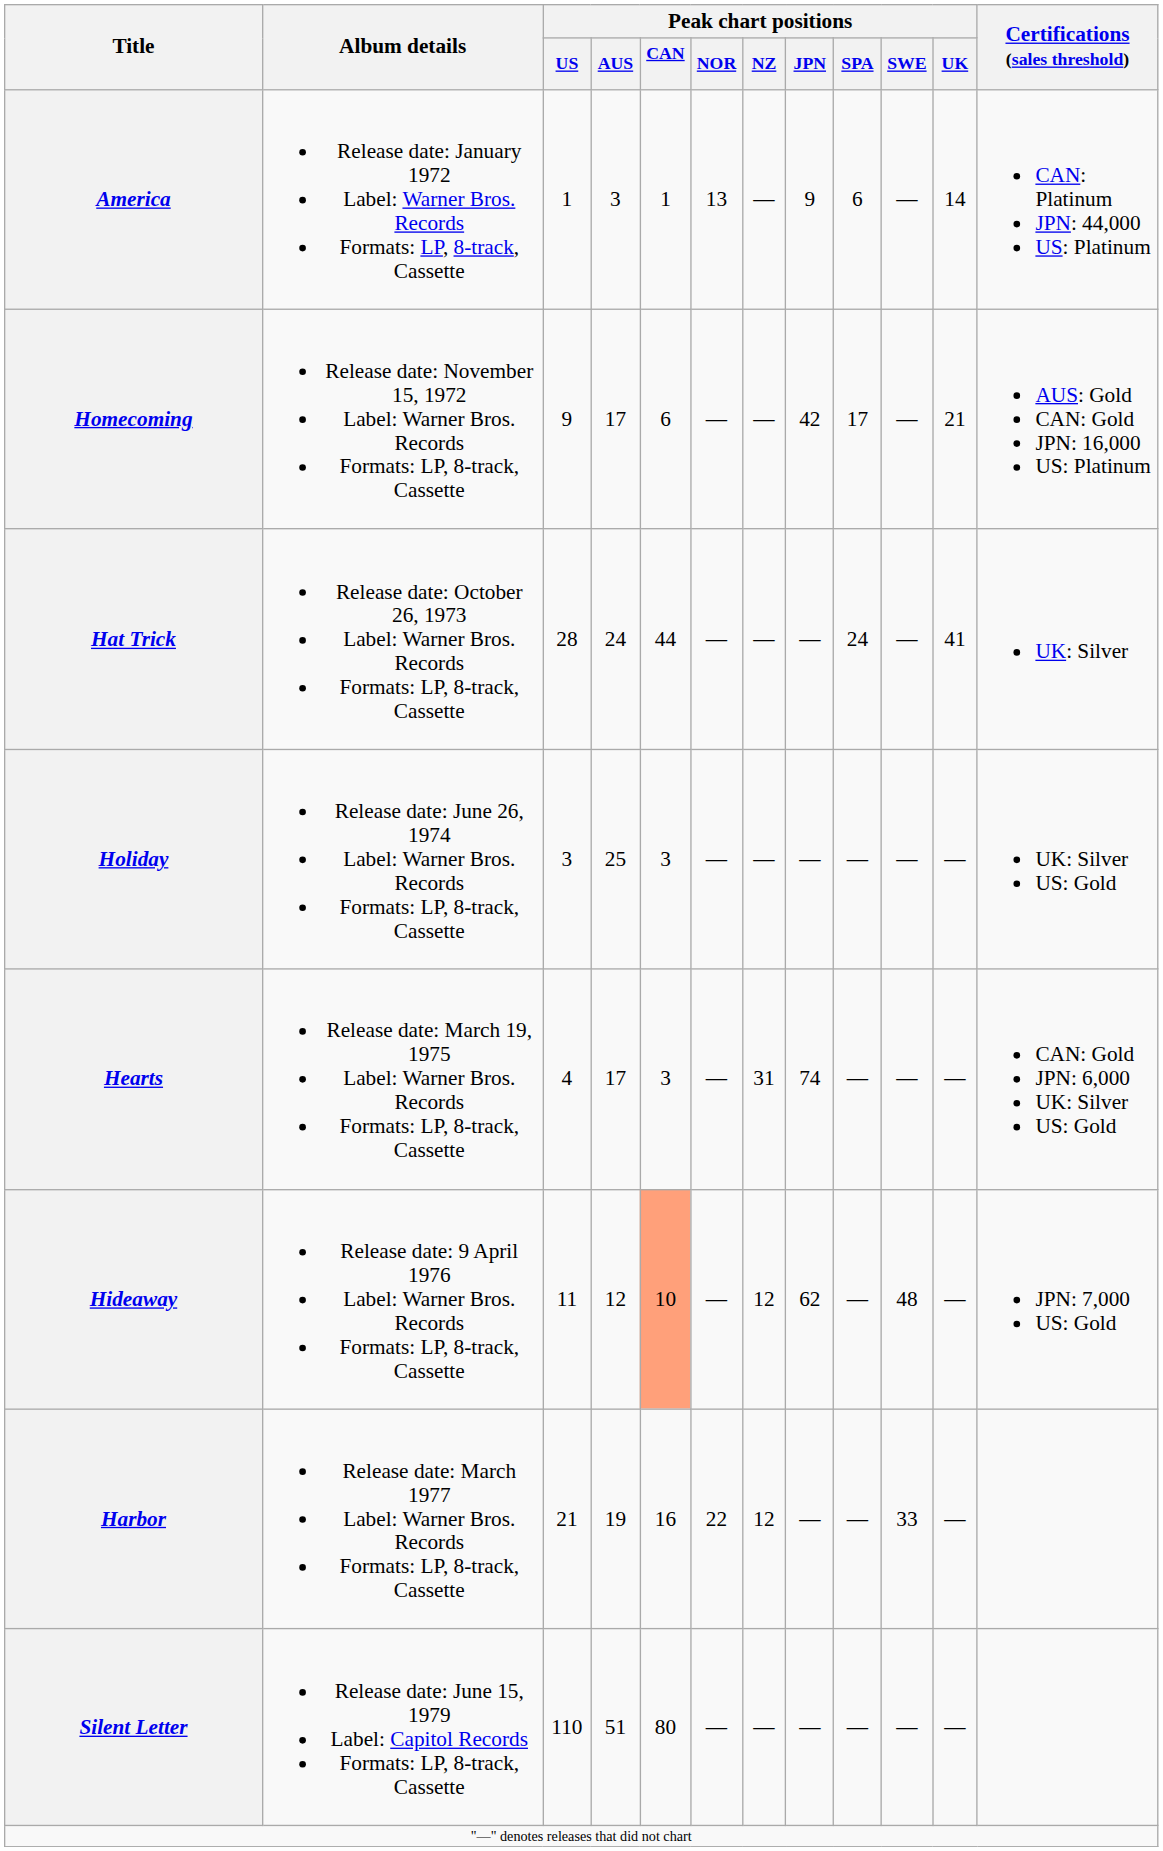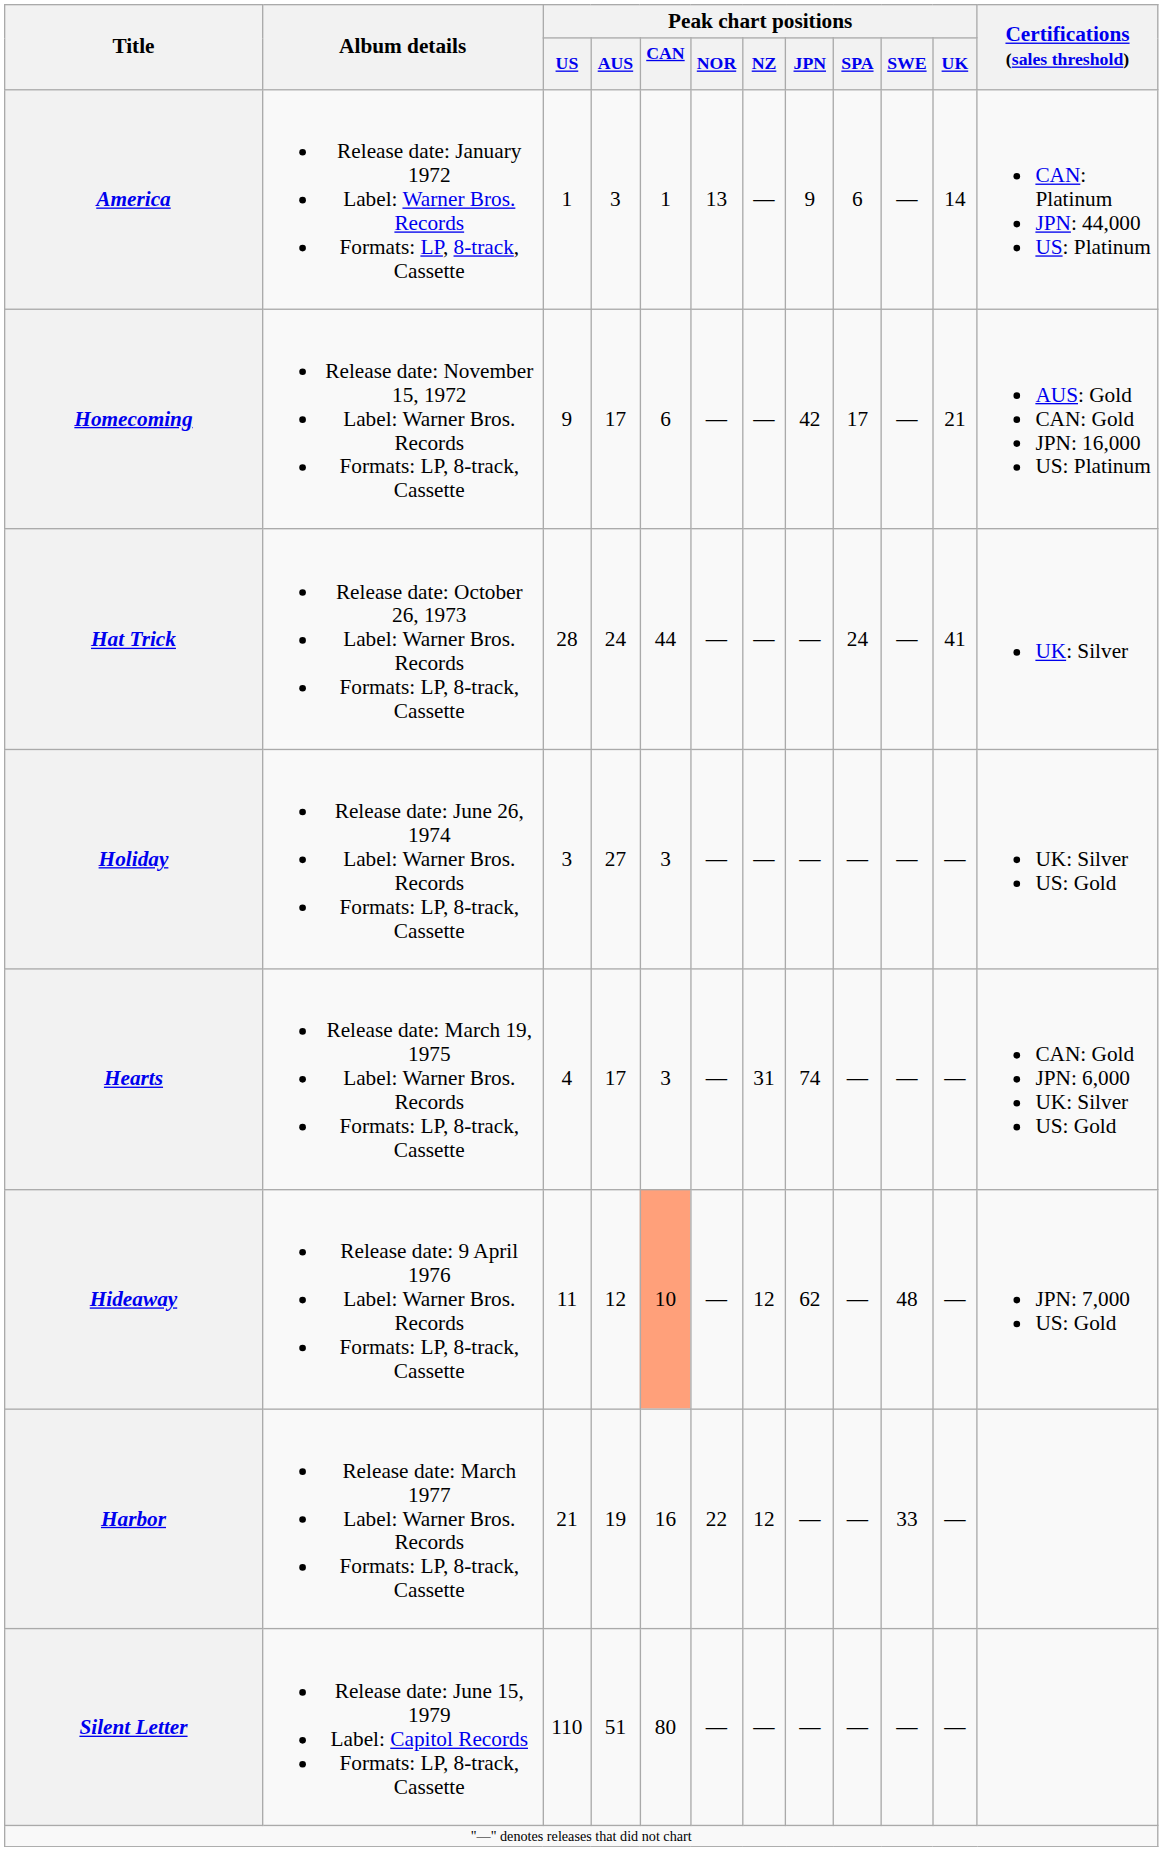(615, 859) 25 -> (615, 859) 27
